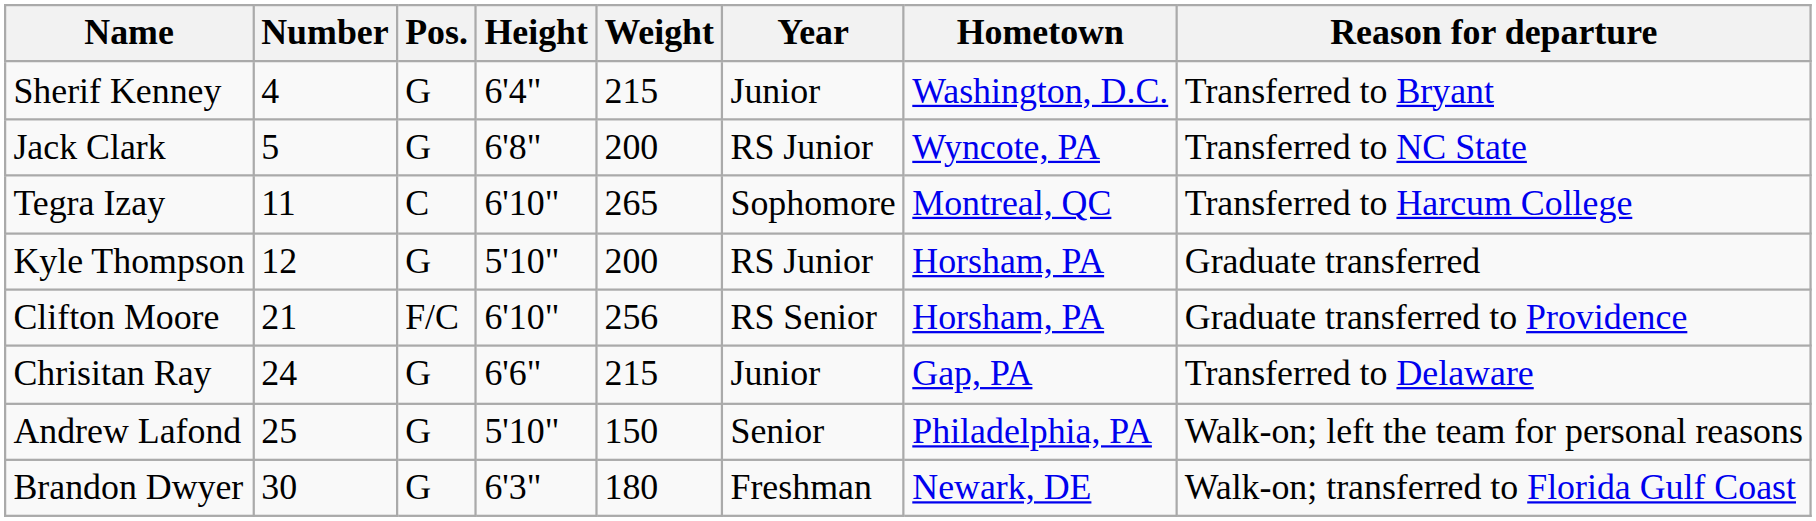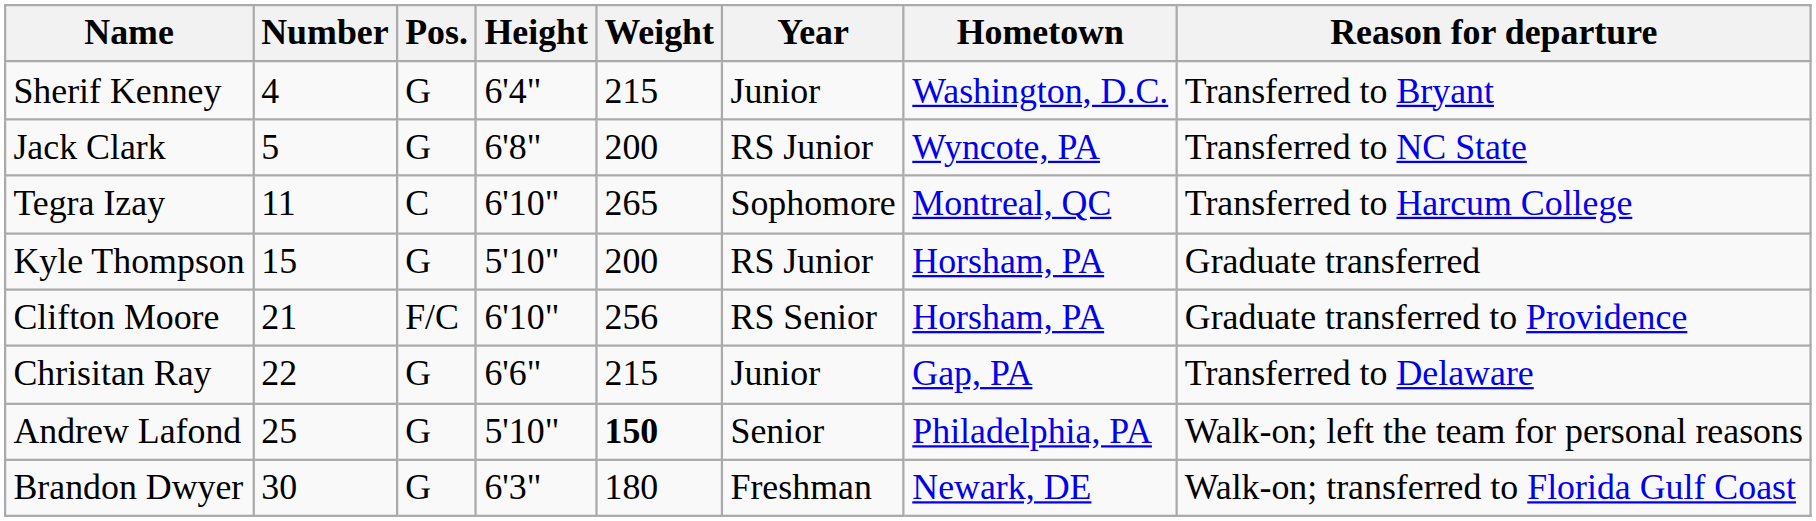(279, 260) 12 -> (279, 260) 15
(279, 373) 24 -> (279, 373) 22
(631, 430) normal -> (631, 430) bold
